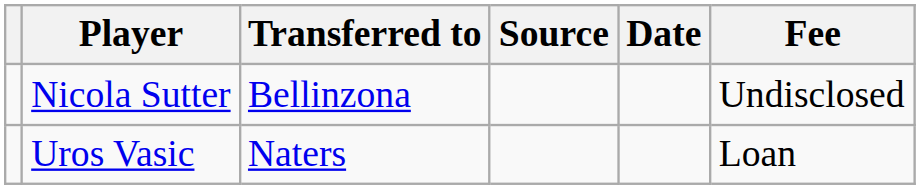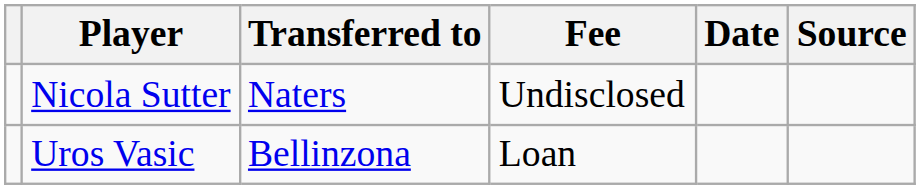columns swapped: (813, 34) <-> (554, 34)
(329, 93) Bellinzona -> (297, 93) Naters
(297, 153) Naters -> (329, 153) Bellinzona
